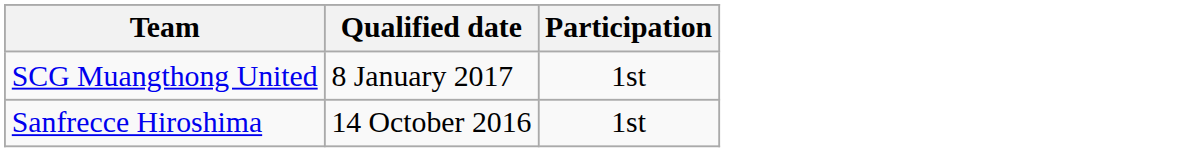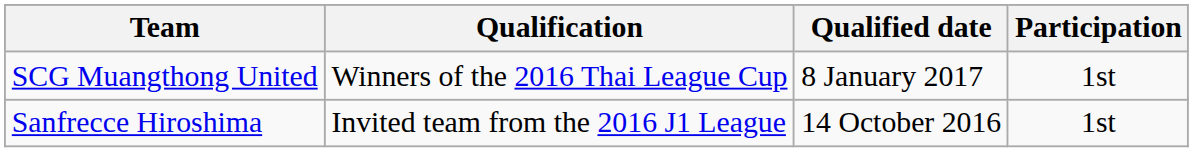+ column: (559, 28)
